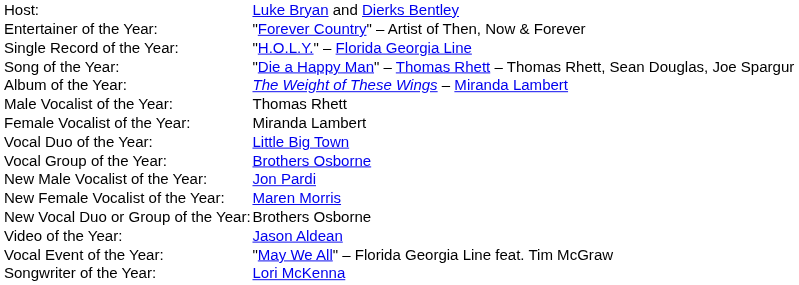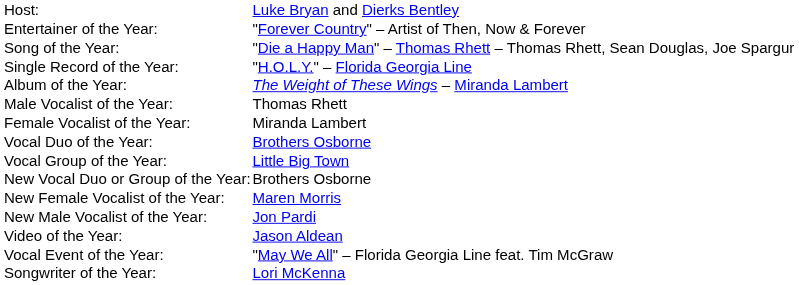rows swapped: (62, 66) <-> (91, 48)
(301, 142) Little Big Town -> (312, 142) Brothers Osborne
(312, 160) Brothers Osborne -> (301, 160) Little Big Town
rows swapped: (106, 179) <-> (127, 217)
